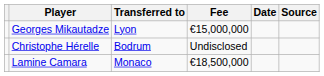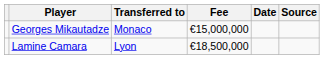(125, 29) Lyon -> (133, 29) Monaco
- row: (55, 46)
(133, 63) Monaco -> (125, 46) Lyon
